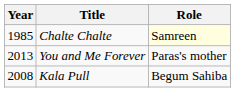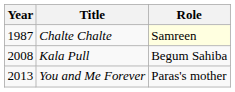(20, 35) 1985 -> (20, 35) 1987
rows swapped: (64, 76) <-> (92, 55)
